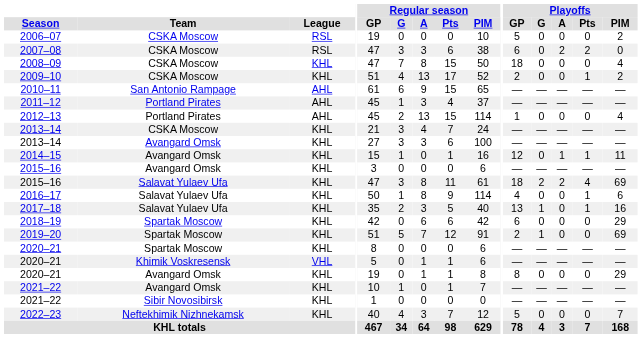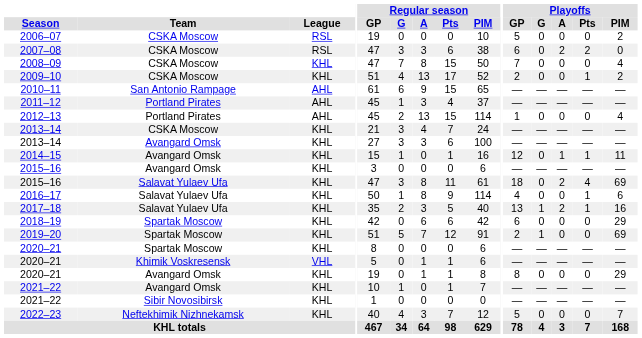(517, 63) 18 -> (517, 63) 7
(541, 182) 2 -> (541, 182) 0
(562, 208) 0 -> (562, 208) 2
